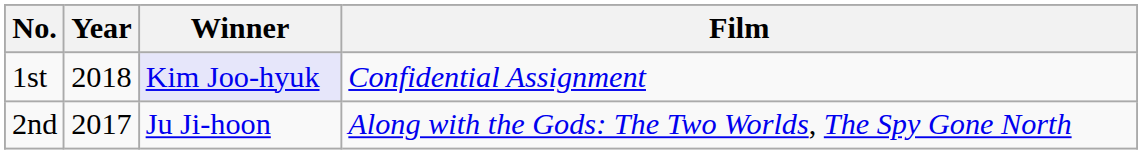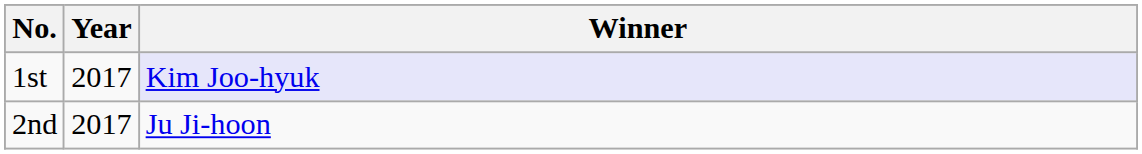- column: (739, 28)
(101, 76) 2018 -> (101, 76) 2017
